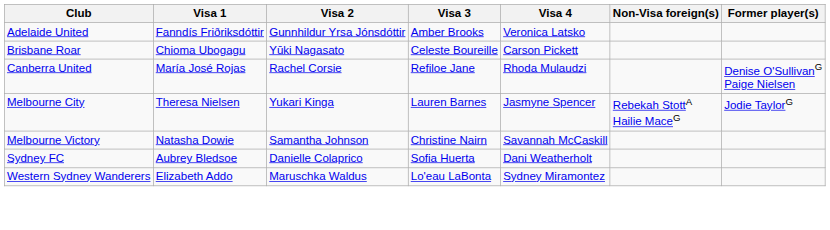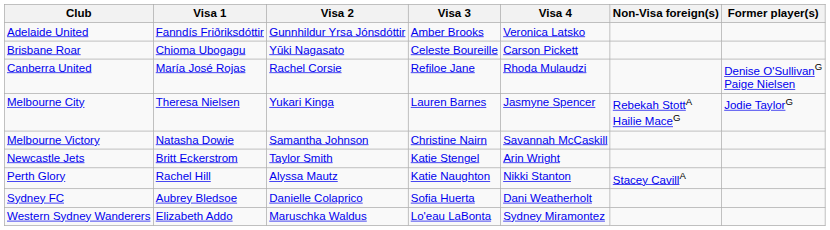+ row: (46, 158)
+ row: (36, 176)
